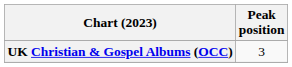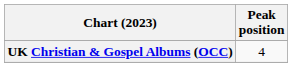(262, 51) 3 -> (262, 51) 4
